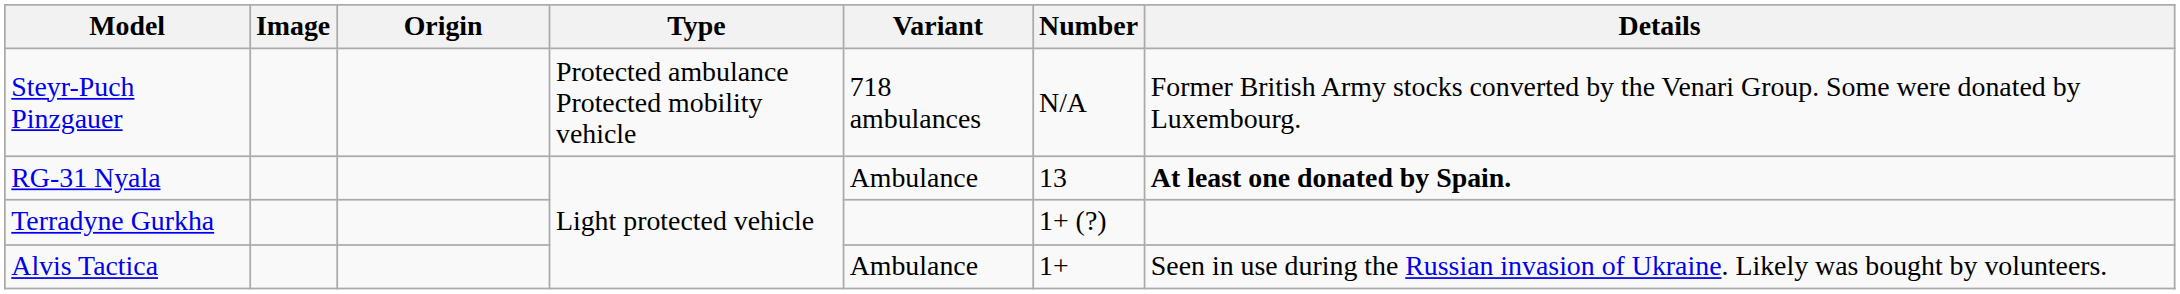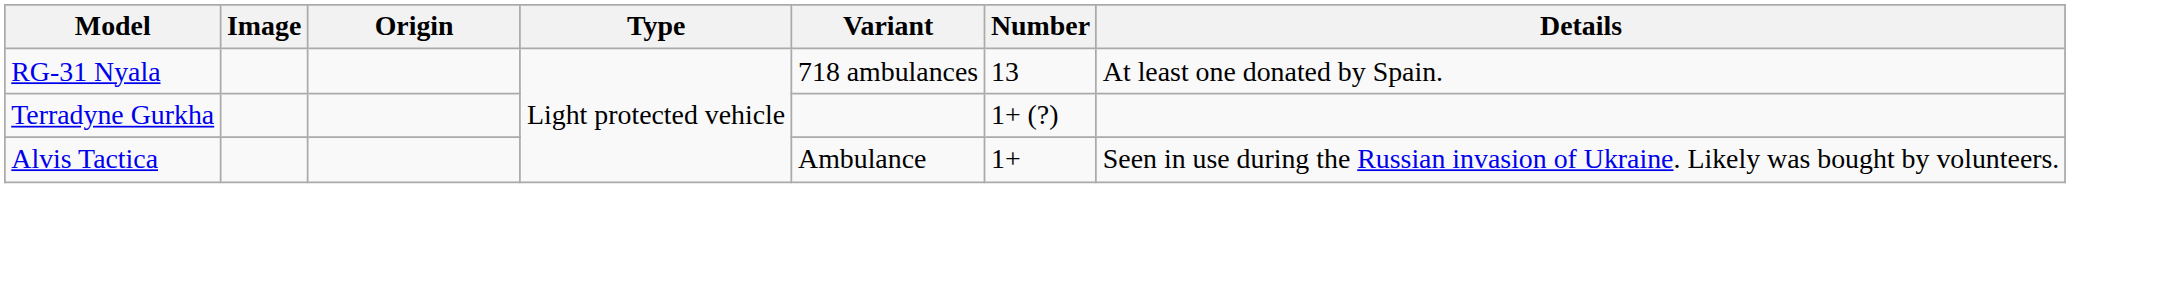- row: (73, 102)
(914, 177) Ambulance -> (888, 70) 718 ambulances
(1331, 177) bold -> (1273, 70) normal
